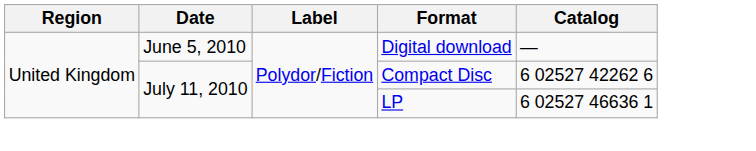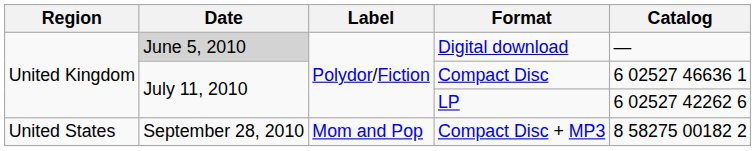(195, 46) no background -> (195, 46) lightgrey background
(587, 74) 6 02527 42262 6 -> (680, 74) 6 02527 46636 1
(587, 103) 6 02527 46636 1 -> (680, 103) 6 02527 42262 6
+ row: (522, 131)
